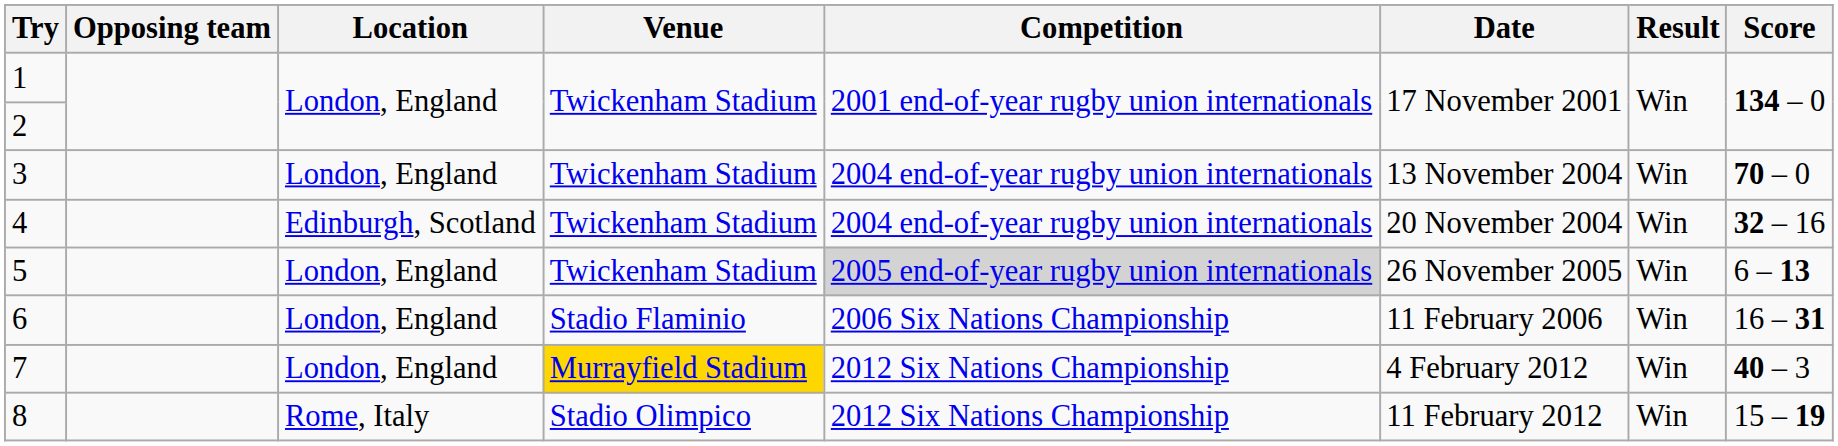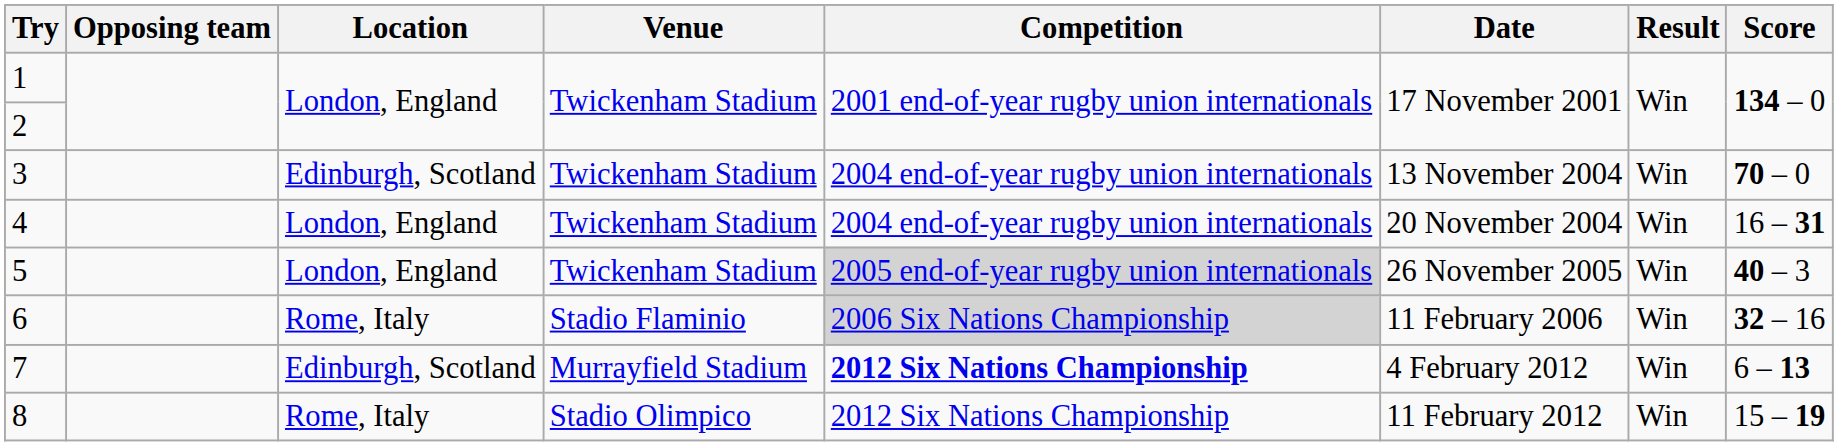(391, 174) London, England -> (410, 174) Edinburgh, Scotland
(410, 222) Edinburgh, Scotland -> (391, 222) London, England
(1779, 222) 32 – 16 -> (1779, 222) 16 – 31
(1772, 271) 6 – 13 -> (1772, 271) 40 – 3
(391, 319) London, England -> (357, 319) Rome, Italy
(1030, 319) no background -> (1030, 319) lightgrey background
(1779, 319) 16 – 31 -> (1779, 319) 32 – 16
(391, 367) London, England -> (410, 367) Edinburgh, Scotland
(678, 367) gold background -> (678, 367) no background
(1030, 367) normal -> (1039, 367) bold
(1772, 367) 40 – 3 -> (1772, 367) 6 – 13
